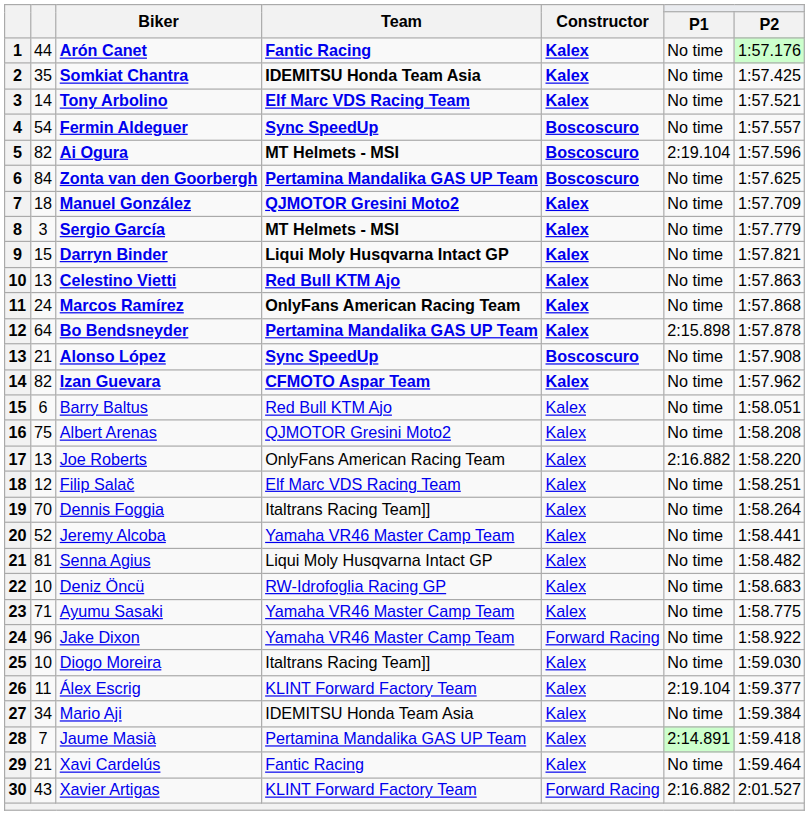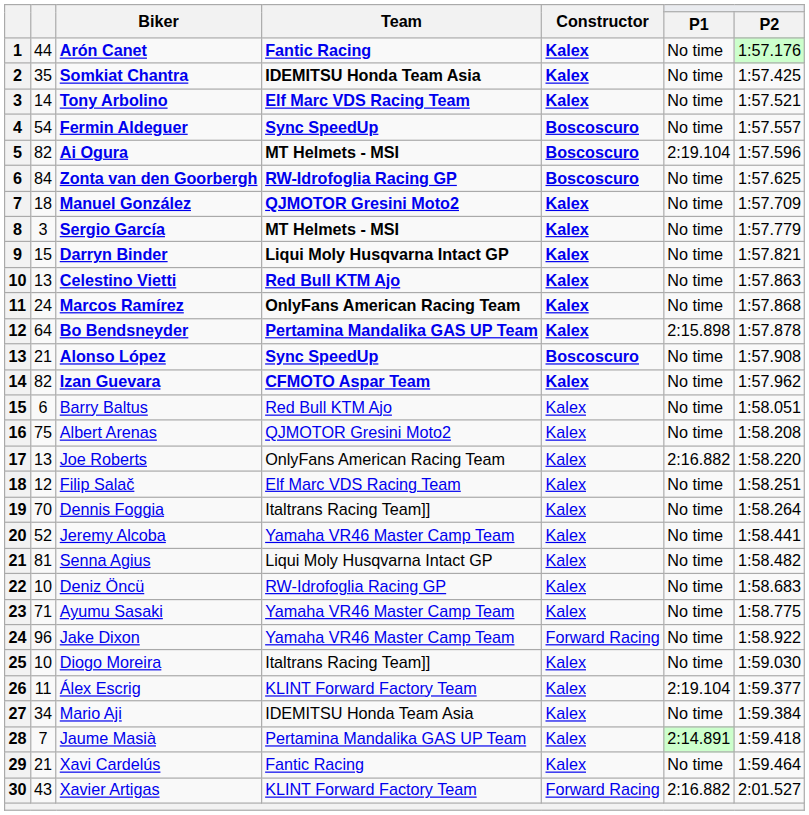(401, 178) Pertamina Mandalika GAS UP Team -> (361, 178) RW-Idrofoglia Racing GP
